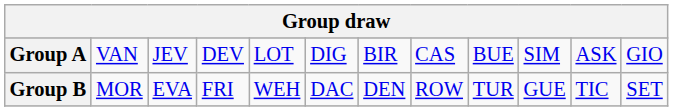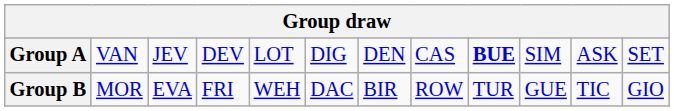(380, 54) BIR -> (384, 54) DEN
(493, 54) normal -> (494, 54) bold
(644, 54) GIO -> (646, 54) SET
(384, 88) DEN -> (380, 88) BIR
(644, 88) SET -> (646, 88) GIO
